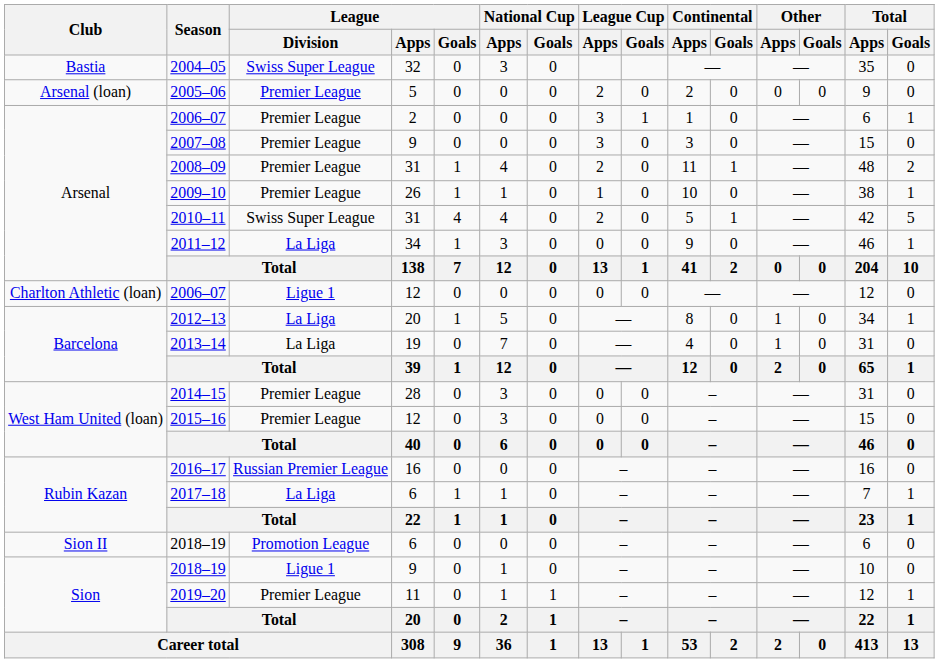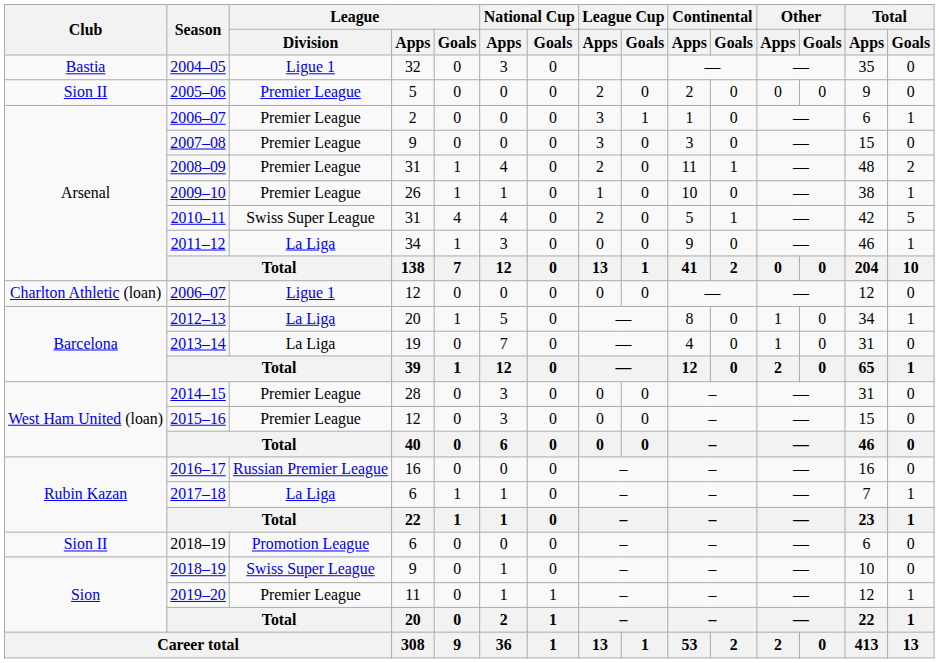(310, 67) Swiss Super League -> (310, 67) Ligue 1
(86, 92) Arsenal (loan) -> (86, 92) Sion II
(310, 569) Ligue 1 -> (310, 569) Swiss Super League
